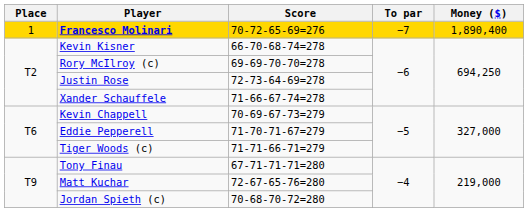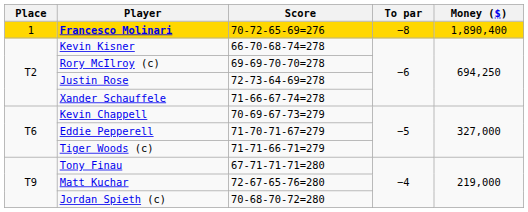(403, 30) −7 -> (403, 30) −8
